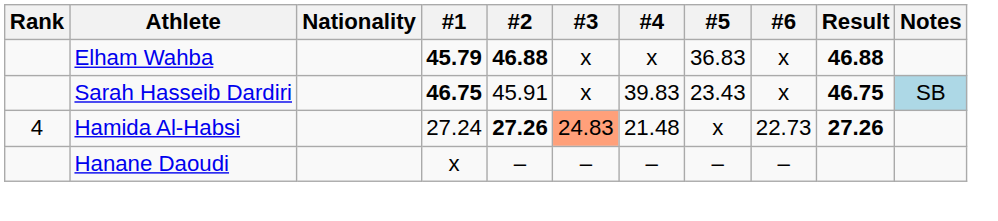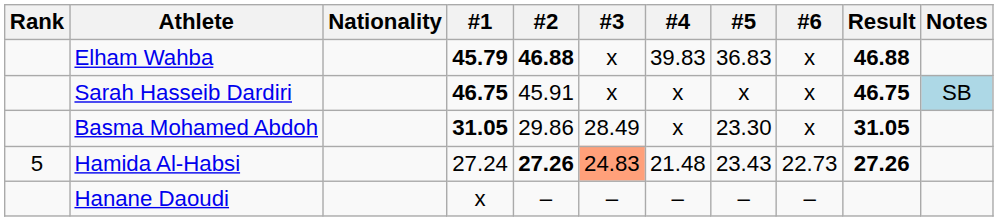(652, 57) x -> (678, 57) 39.83
(652, 92) 39.83 -> (678, 92) x
(718, 92) 23.43 -> (744, 92) x
+ row: (196, 127)
(37, 127) 4 -> (37, 163) 5
(718, 127) x -> (744, 163) 23.43
